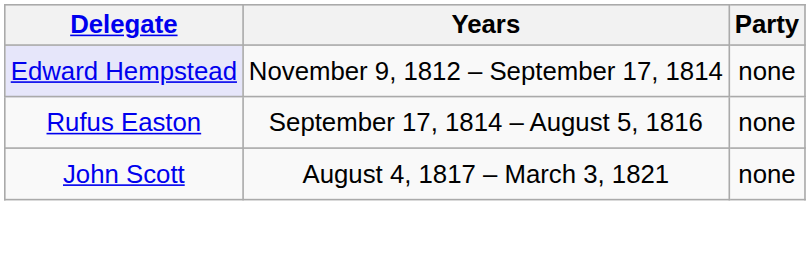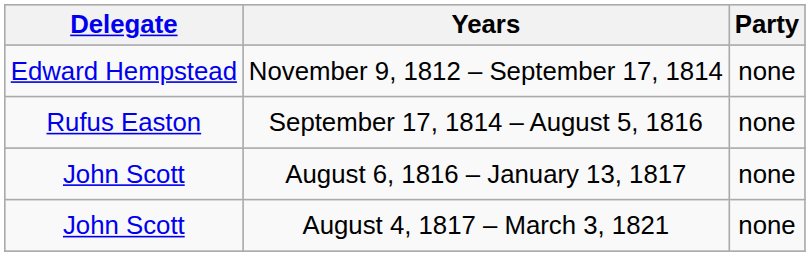(124, 71) lavender background -> (124, 71) no background
+ row: (486, 174)
